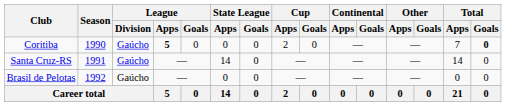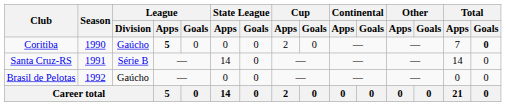(133, 61) Gaúcho -> (133, 61) Série B
